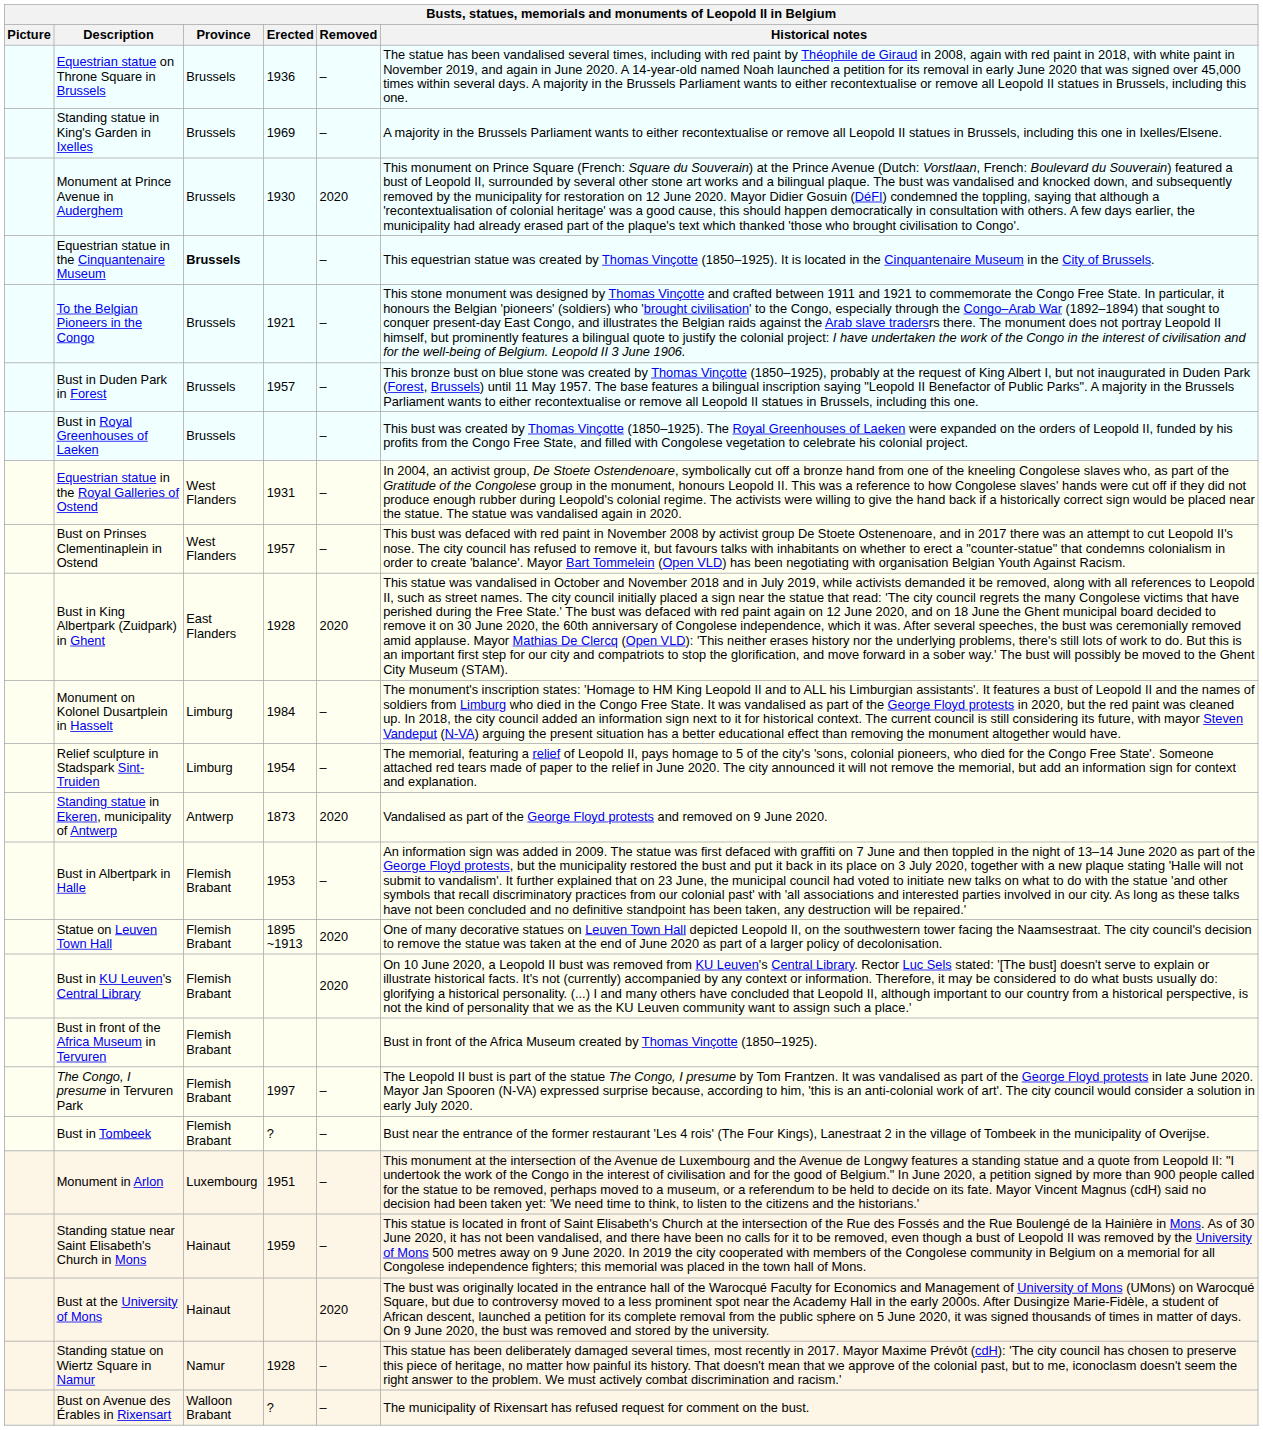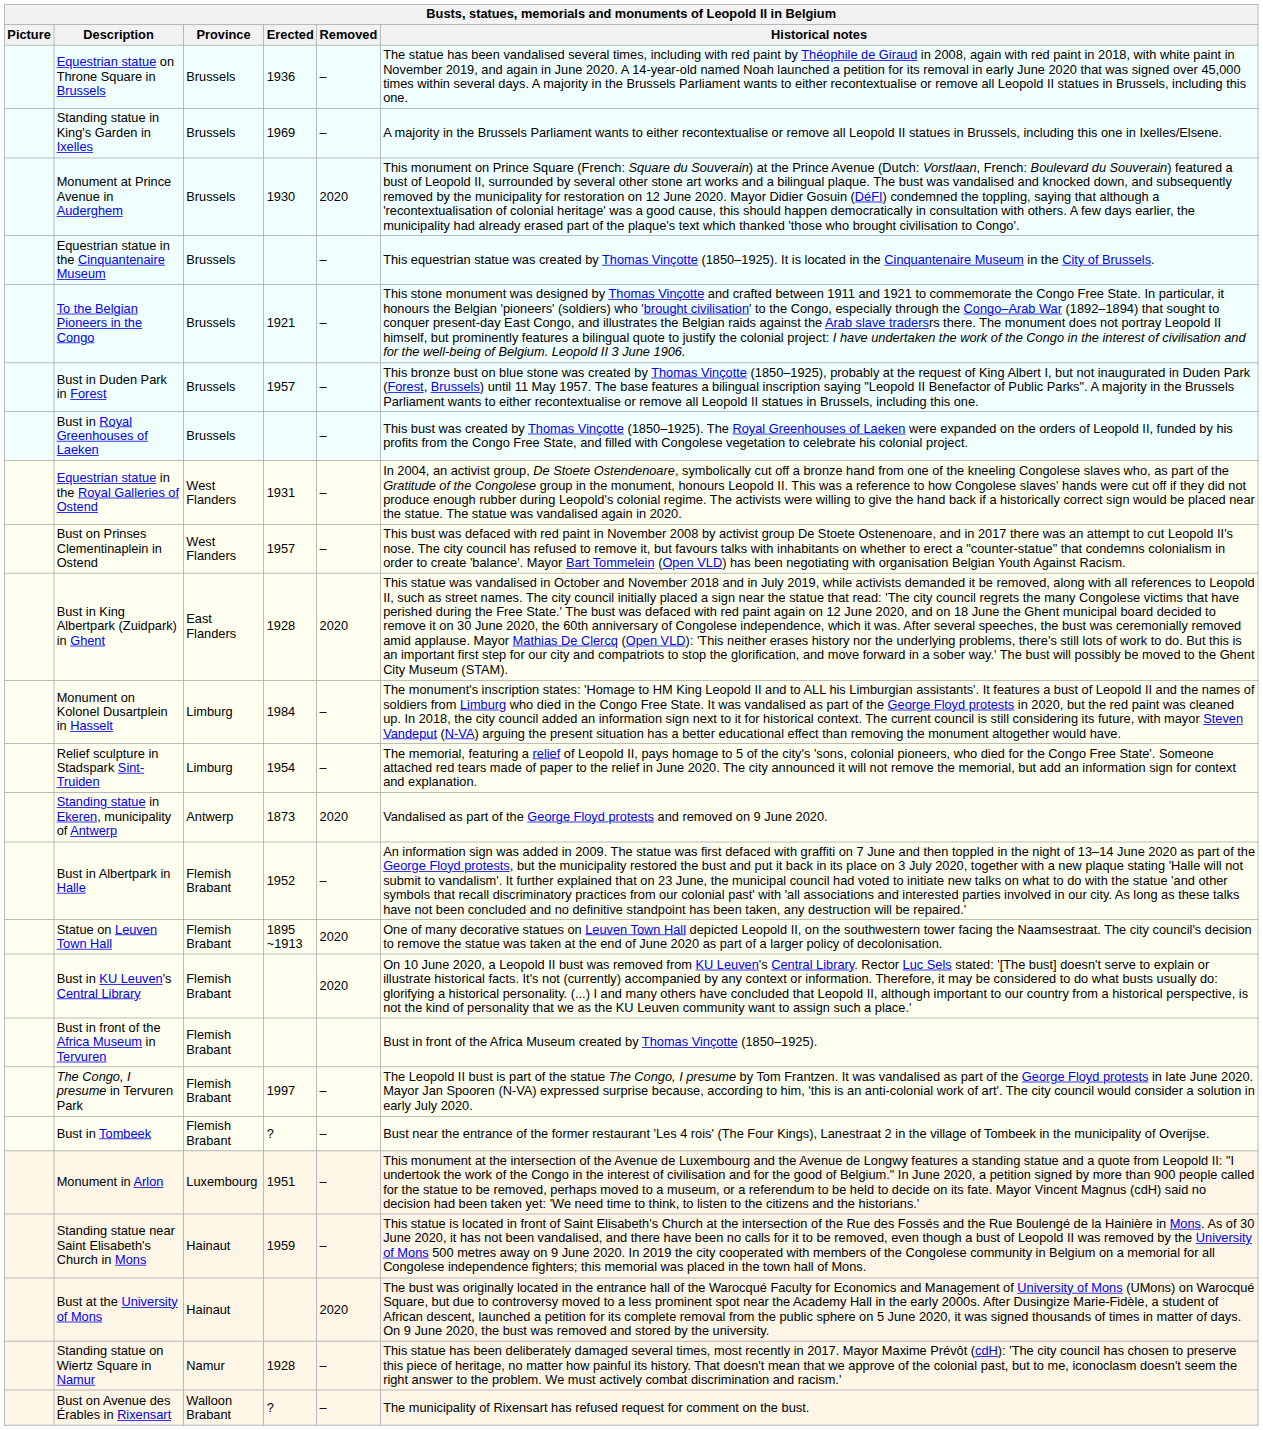(213, 260) bold -> (211, 260) normal
(281, 880) 1953 -> (281, 880) 1952
